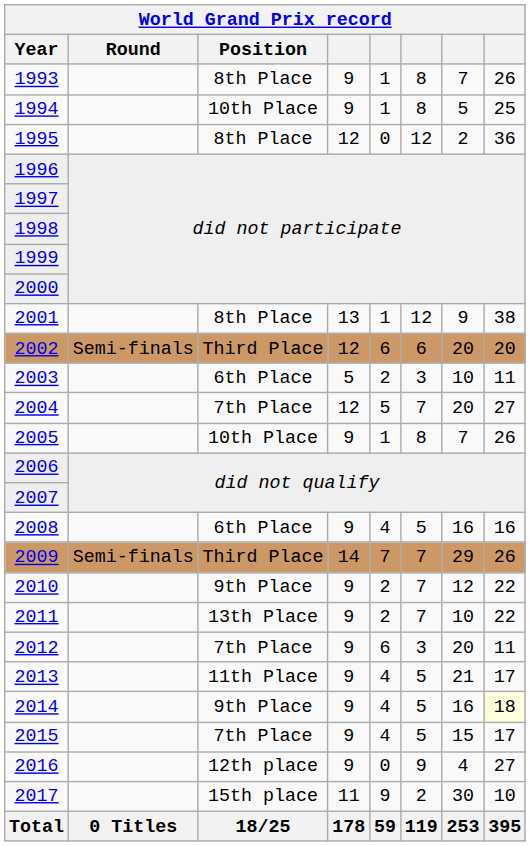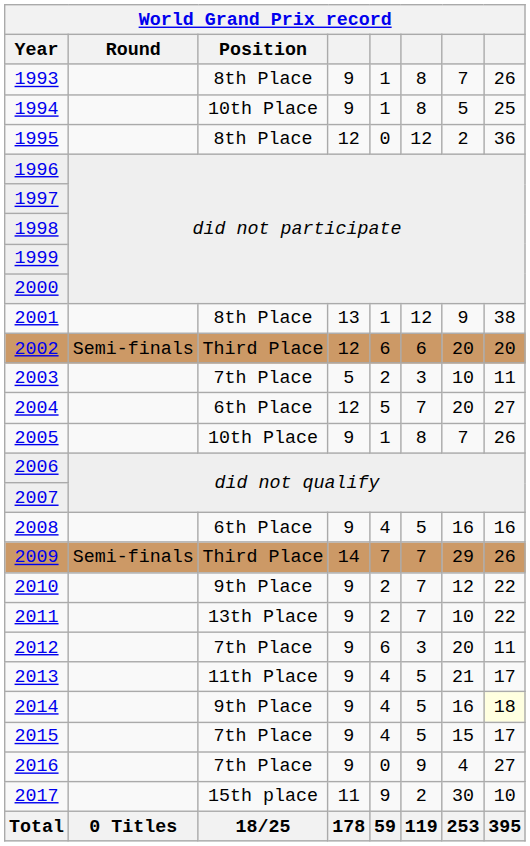(263, 378) 6th Place -> (263, 378) 7th Place
(263, 408) 7th Place -> (263, 408) 6th Place
(263, 767) 12th place -> (263, 767) 7th Place
